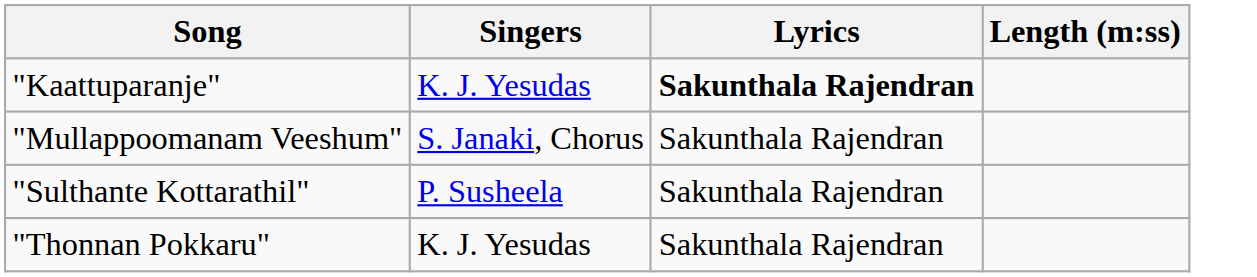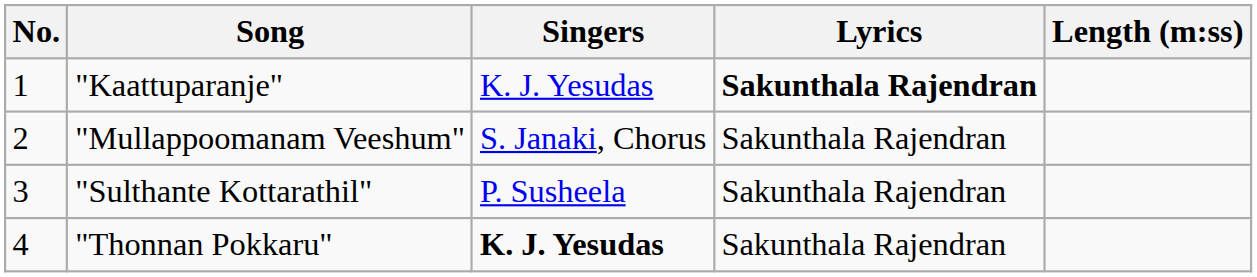+ column: (36, 31)
(504, 244) normal -> (572, 244) bold
